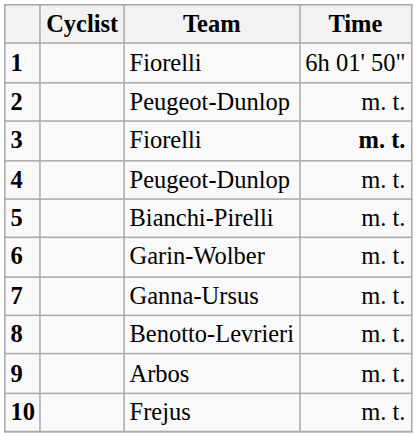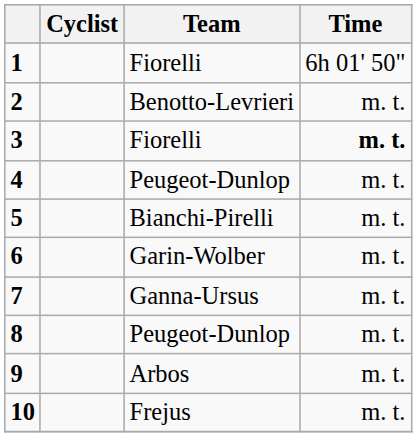(210, 101) Peugeot-Dunlop -> (212, 101) Benotto-Levrieri
(212, 334) Benotto-Levrieri -> (210, 334) Peugeot-Dunlop
